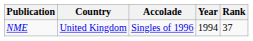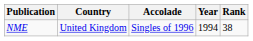(227, 28) 37 -> (227, 28) 38
